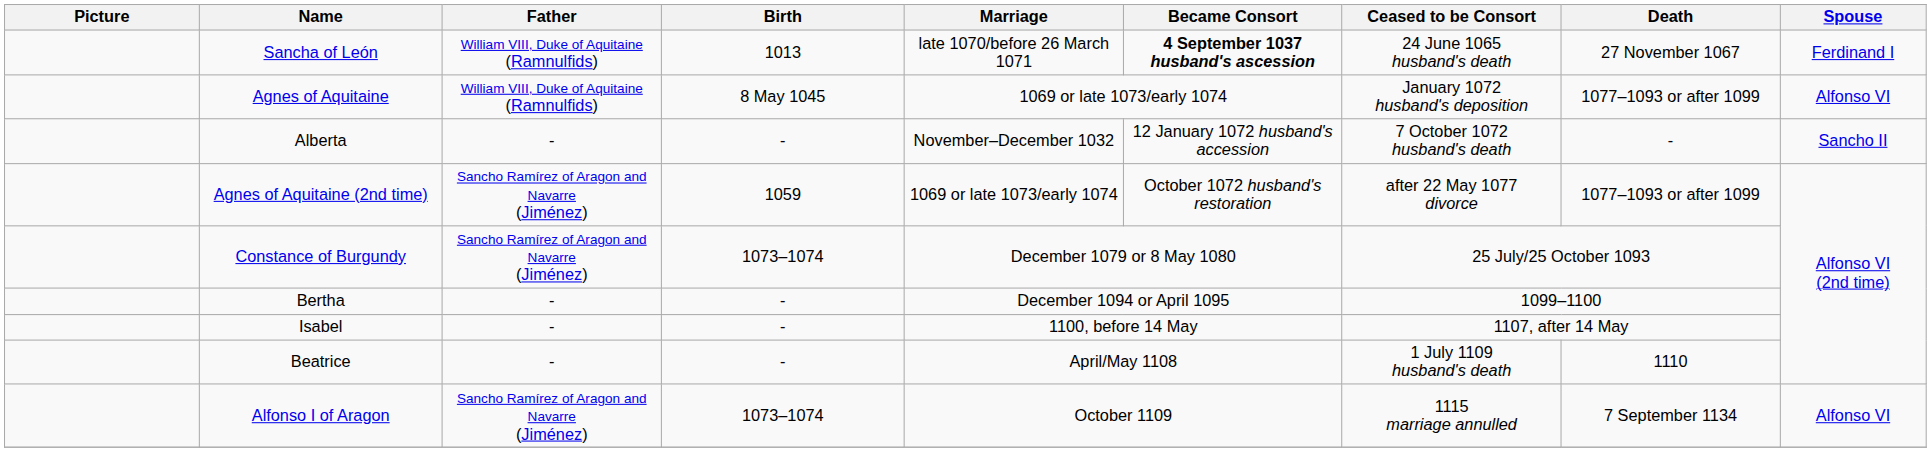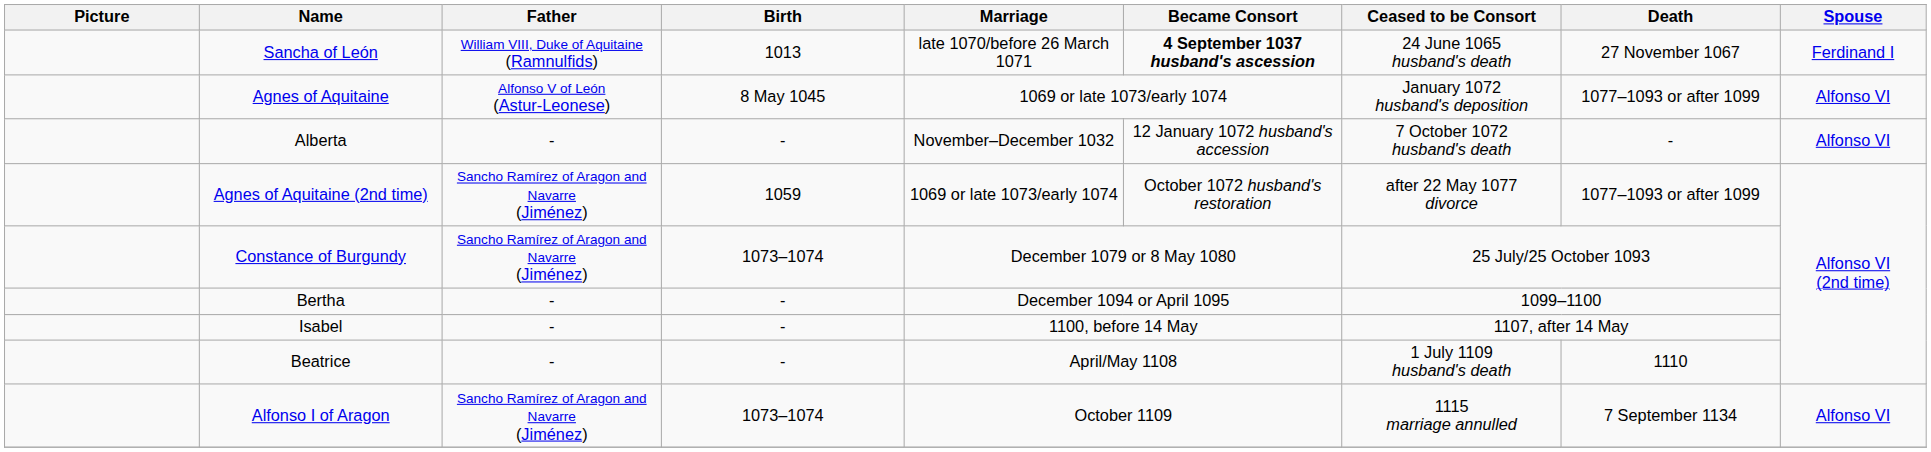(552, 97) William VIII, Duke of Aquitaine (Ramnulfids) -> (552, 97) Alfonso V of León (Astur-Leonese)
(1853, 140) Sancho II -> (1853, 140) Alfonso VI
